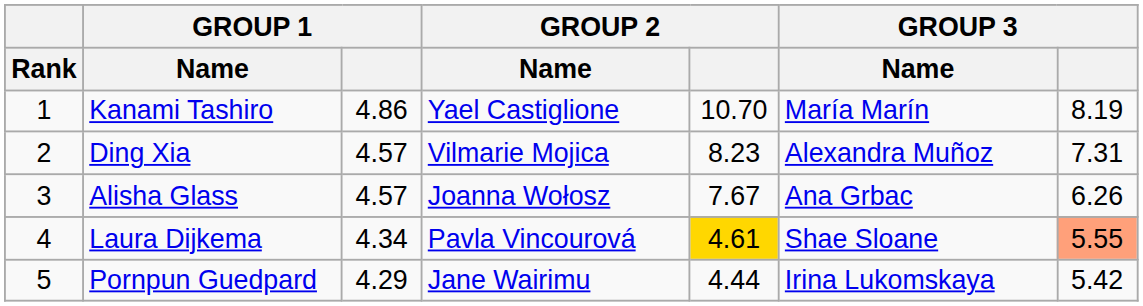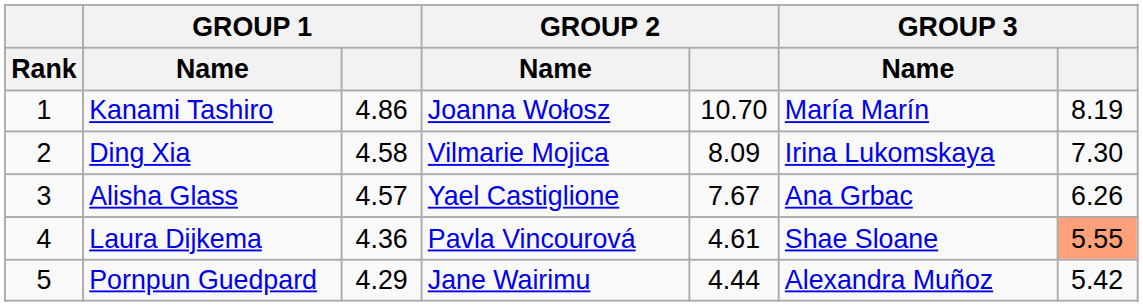(524, 111) Yael Castiglione -> (519, 111) Joanna Wołosz
(382, 153) 4.57 -> (382, 153) 4.58
(734, 153) 8.23 -> (734, 153) 8.09
(889, 153) Alexandra Muñoz -> (890, 153) Irina Lukomskaya
(1097, 153) 7.31 -> (1097, 153) 7.30
(519, 196) Joanna Wołosz -> (524, 196) Yael Castiglione
(382, 238) 4.34 -> (382, 238) 4.36
(734, 238) gold background -> (734, 238) no background
(890, 280) Irina Lukomskaya -> (889, 280) Alexandra Muñoz
